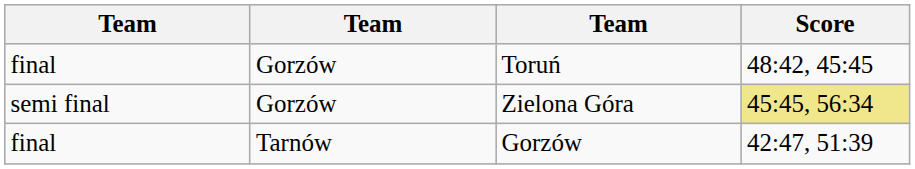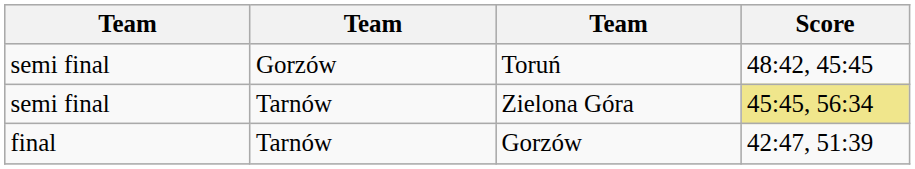(33, 63) final -> (60, 63) semi final
(296, 103) Gorzów -> (294, 103) Tarnów
